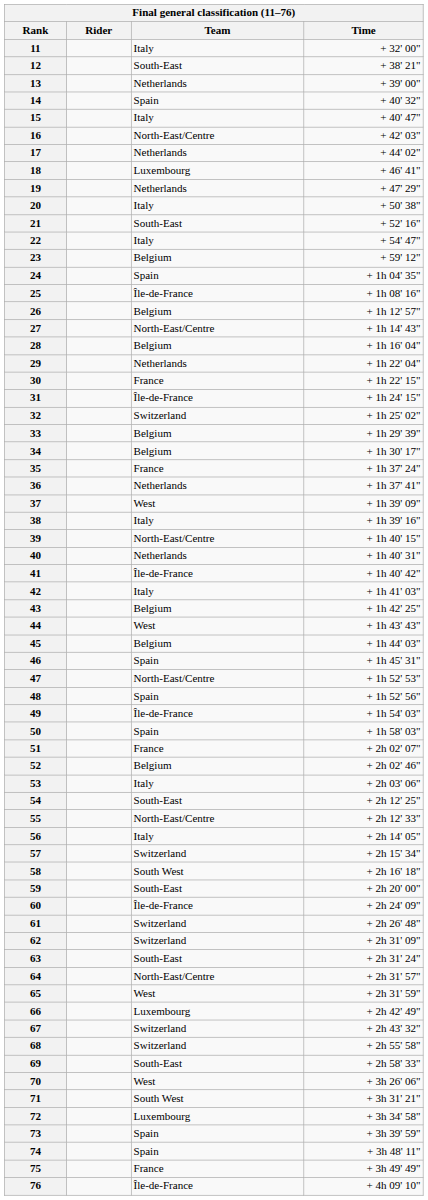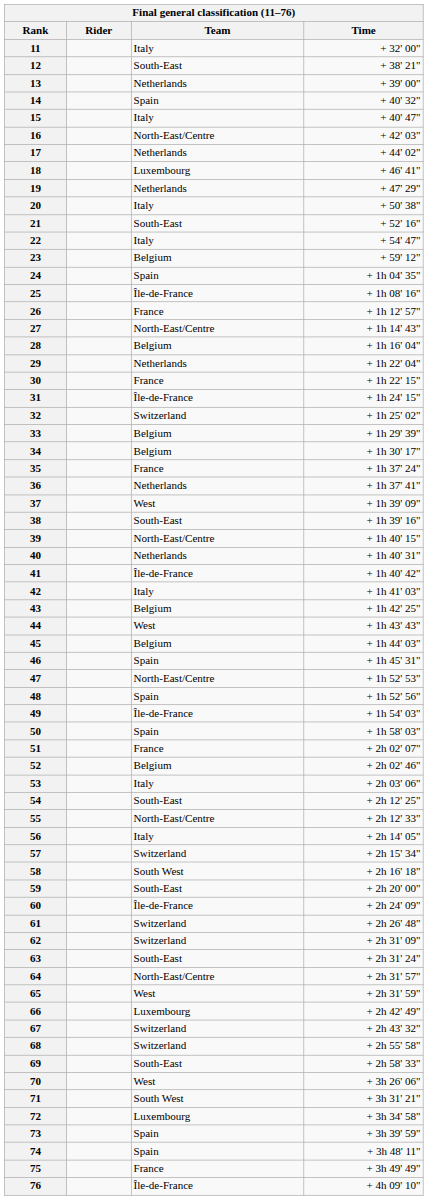(153, 310) Belgium -> (149, 310) France
(144, 521) Italy -> (158, 521) South-East
